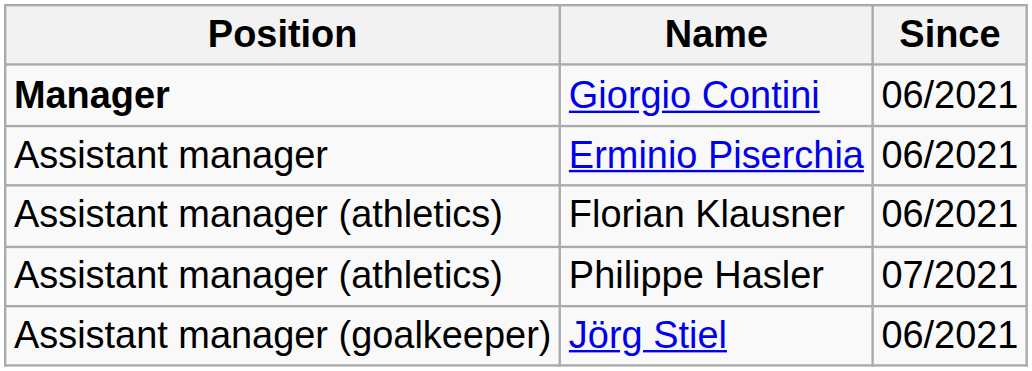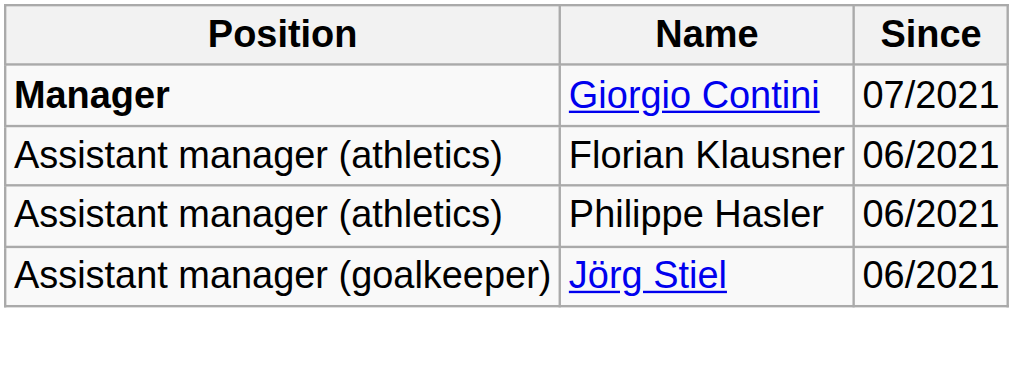(950, 94) 06/2021 -> (931, 94) 07/2021
- row: (716, 154)
(950, 275) 07/2021 -> (931, 214) 06/2021
